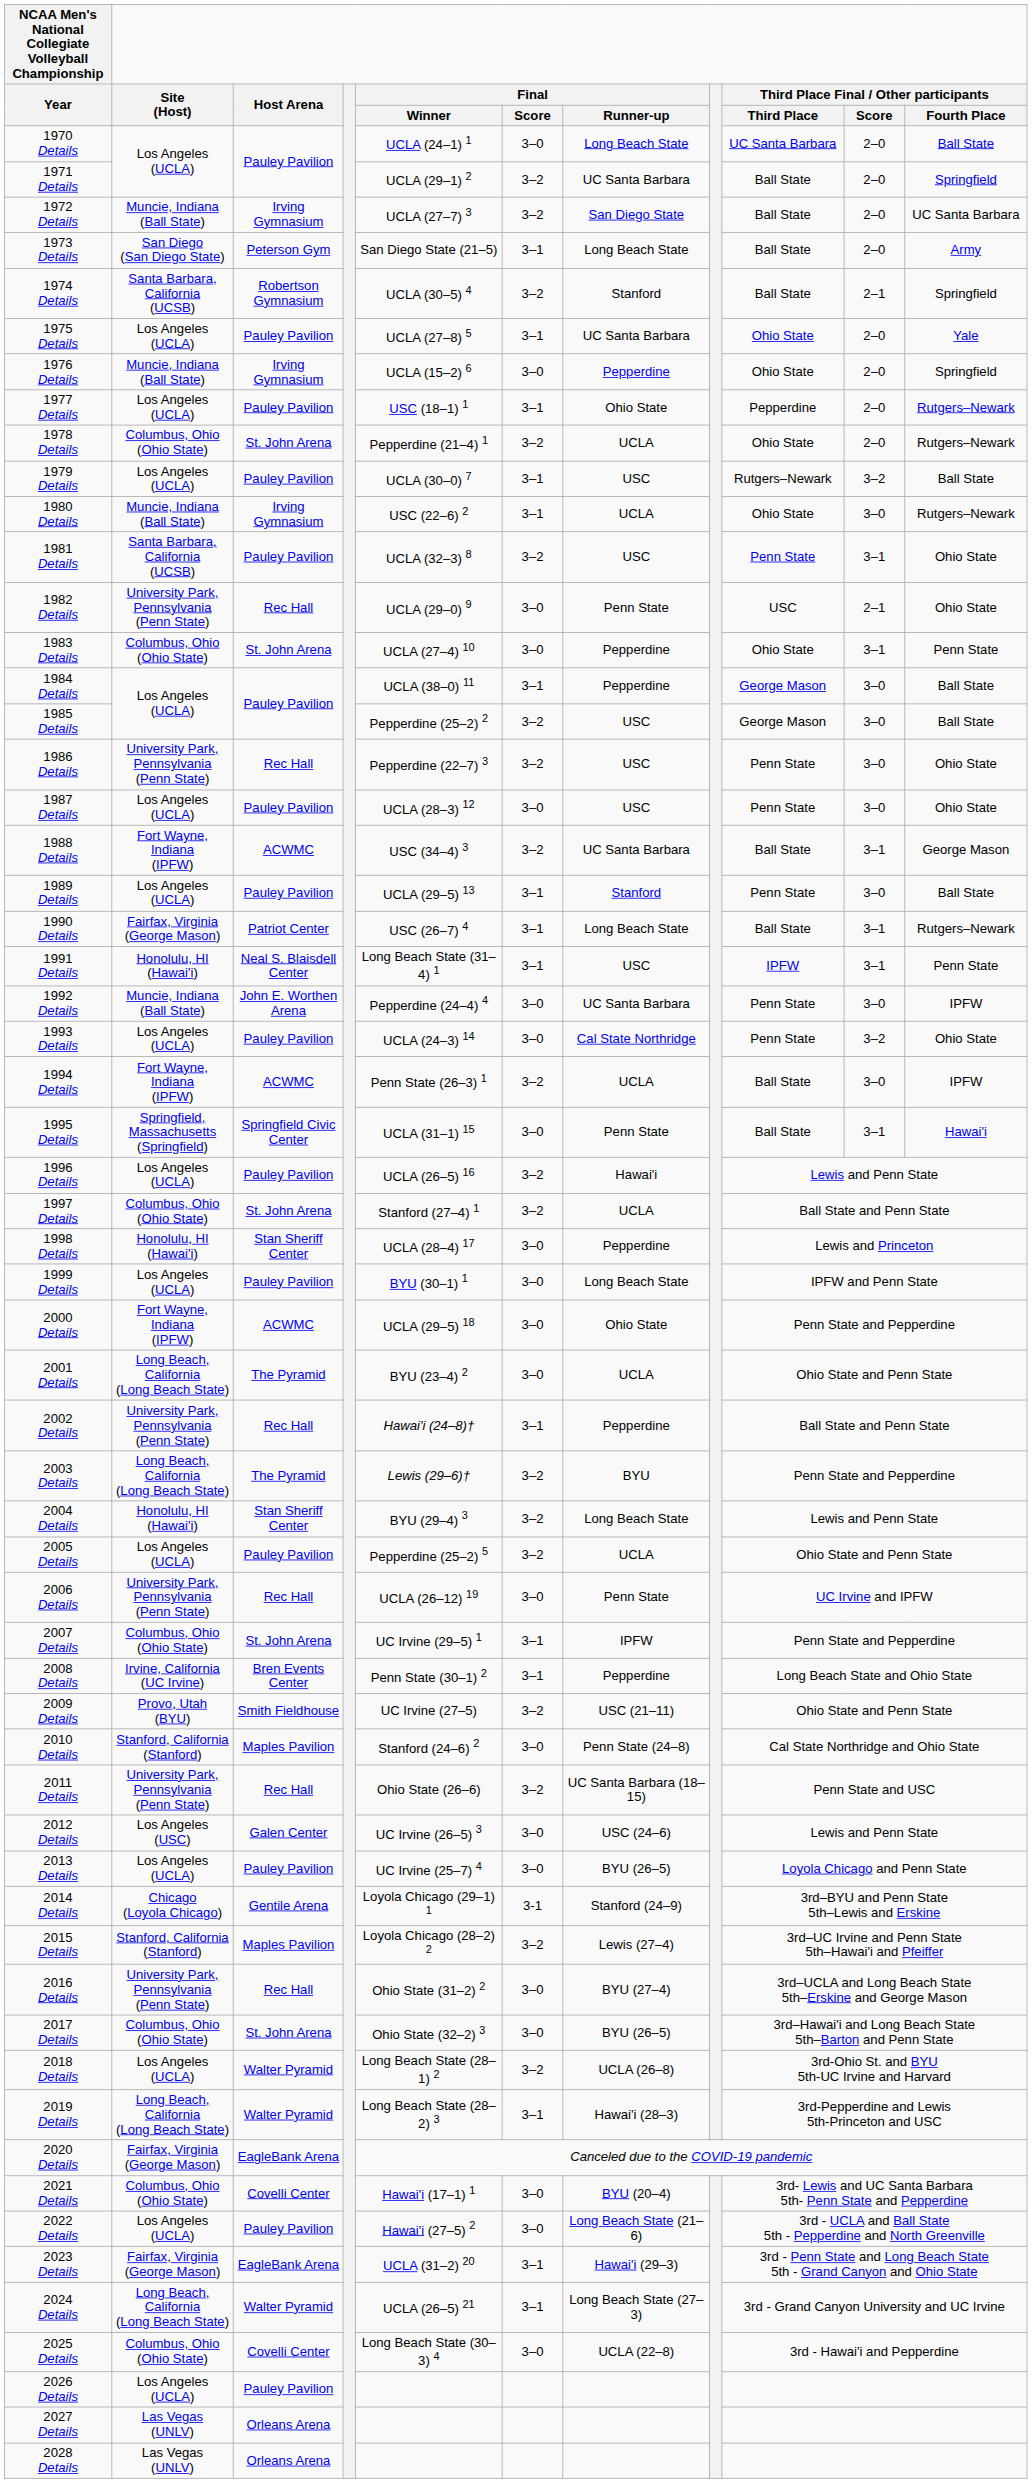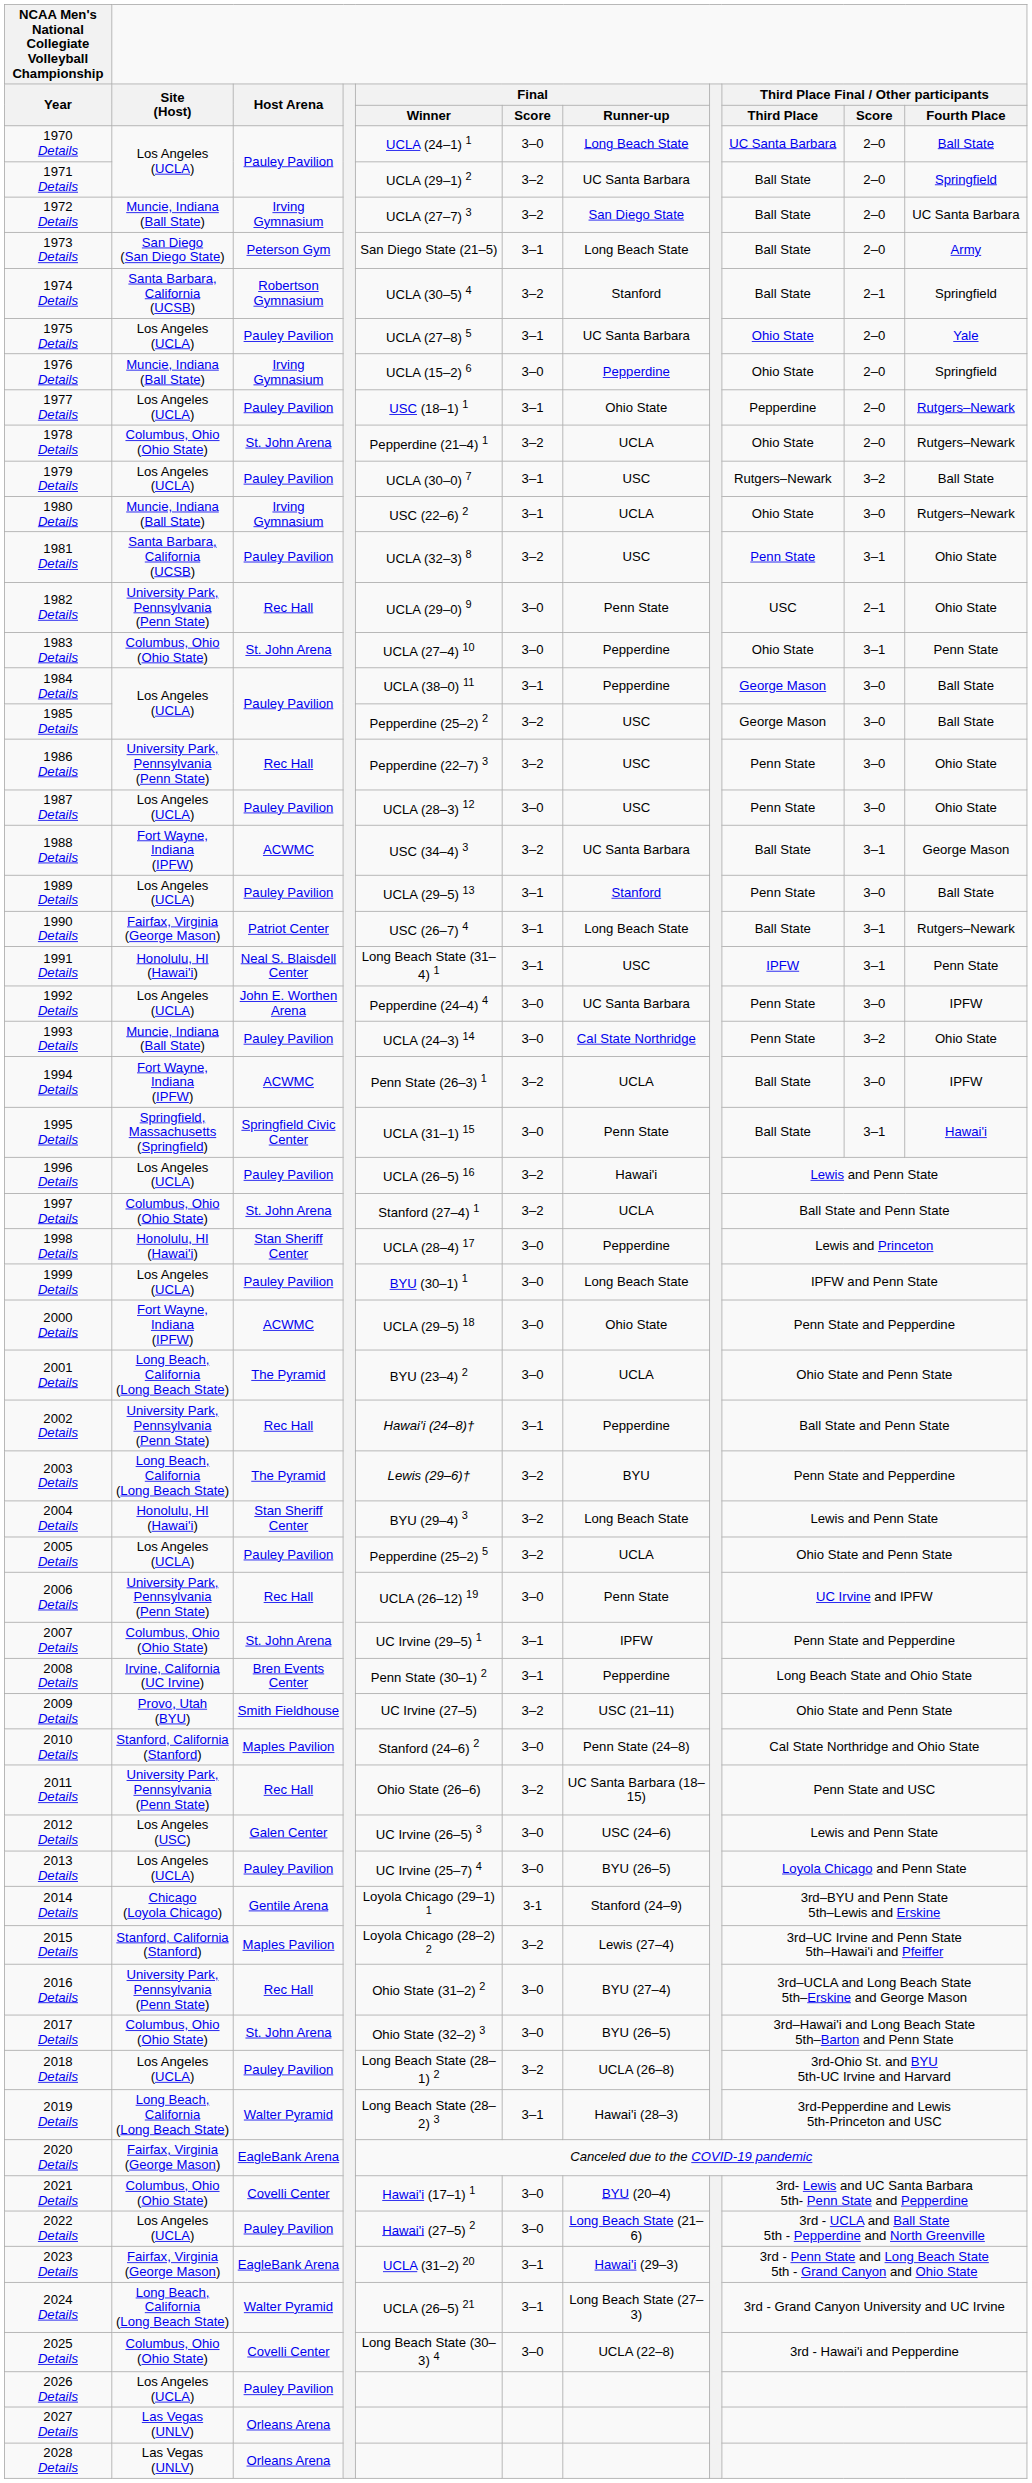(172, 1003) Muncie, Indiana (Ball State) -> (172, 1003) Los Angeles (UCLA)
(172, 1039) Los Angeles (UCLA) -> (172, 1039) Muncie, Indiana (Ball State)
(288, 2070) Walter Pyramid -> (288, 2070) Pauley Pavilion
